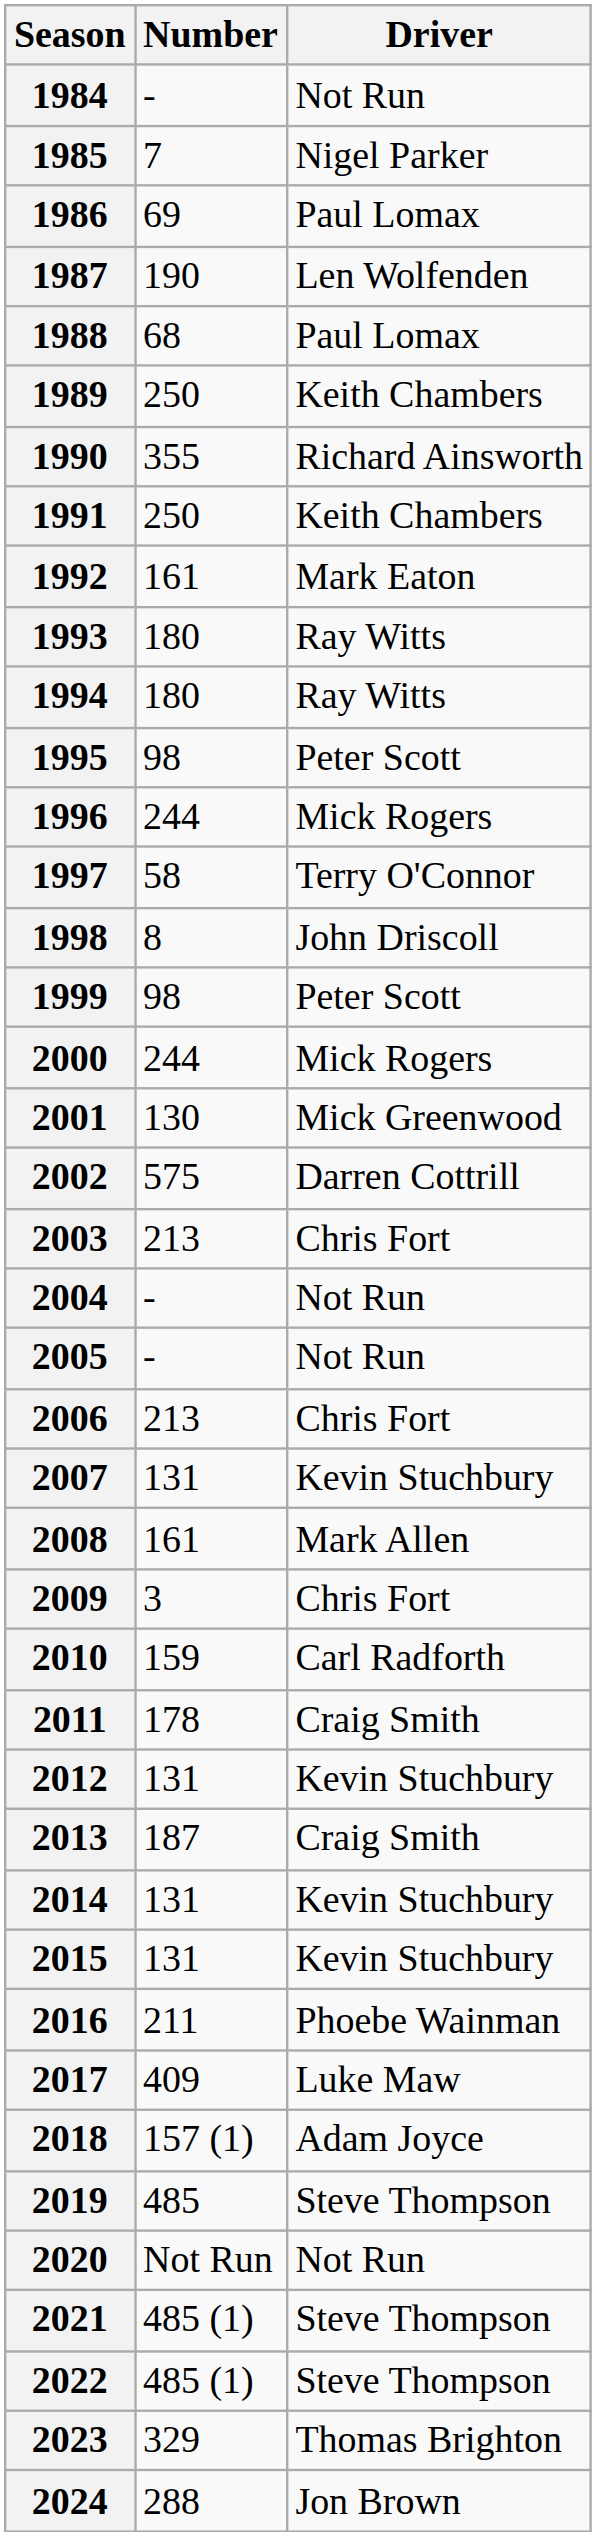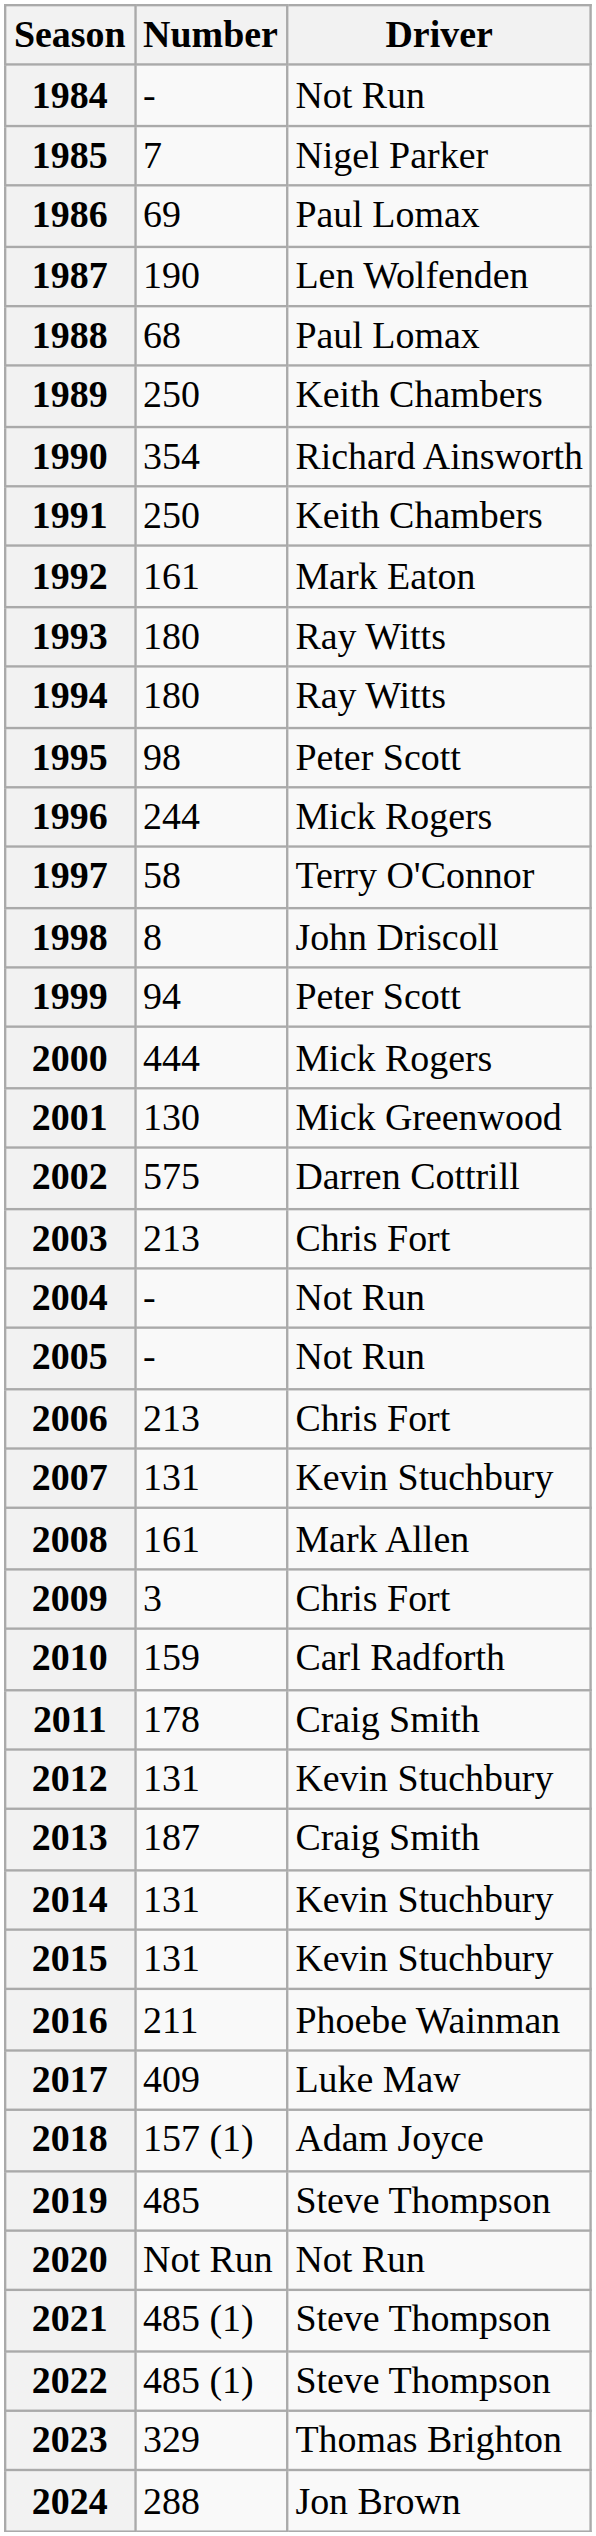(172, 455) 355 -> (172, 455) 354
(162, 996) 98 -> (162, 996) 94
(172, 1056) 244 -> (172, 1056) 444
